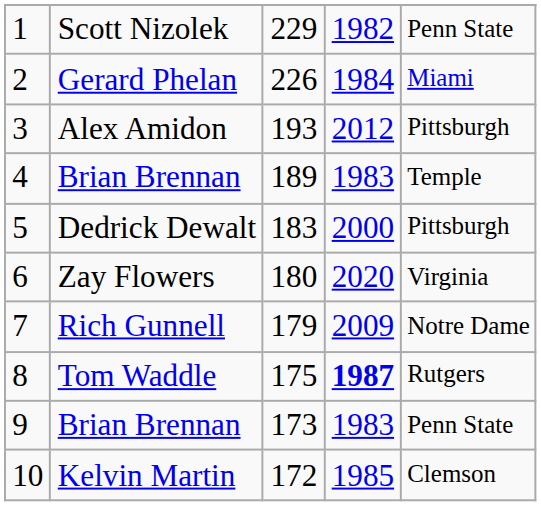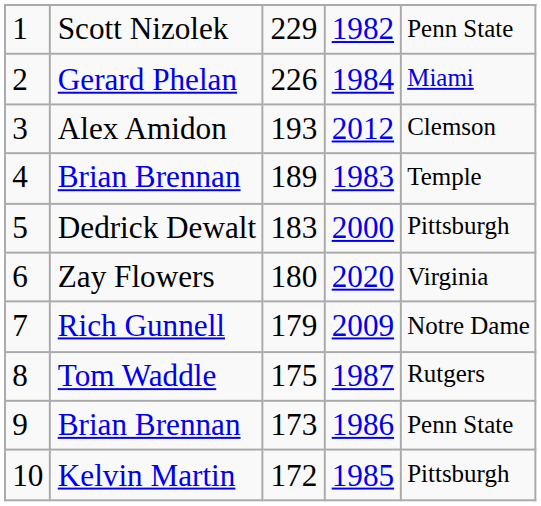(458, 128) Pittsburgh -> (452, 128) Clemson
(363, 375) bold -> (363, 375) normal
(363, 425) 1983 -> (363, 425) 1986
(452, 474) Clemson -> (458, 474) Pittsburgh
